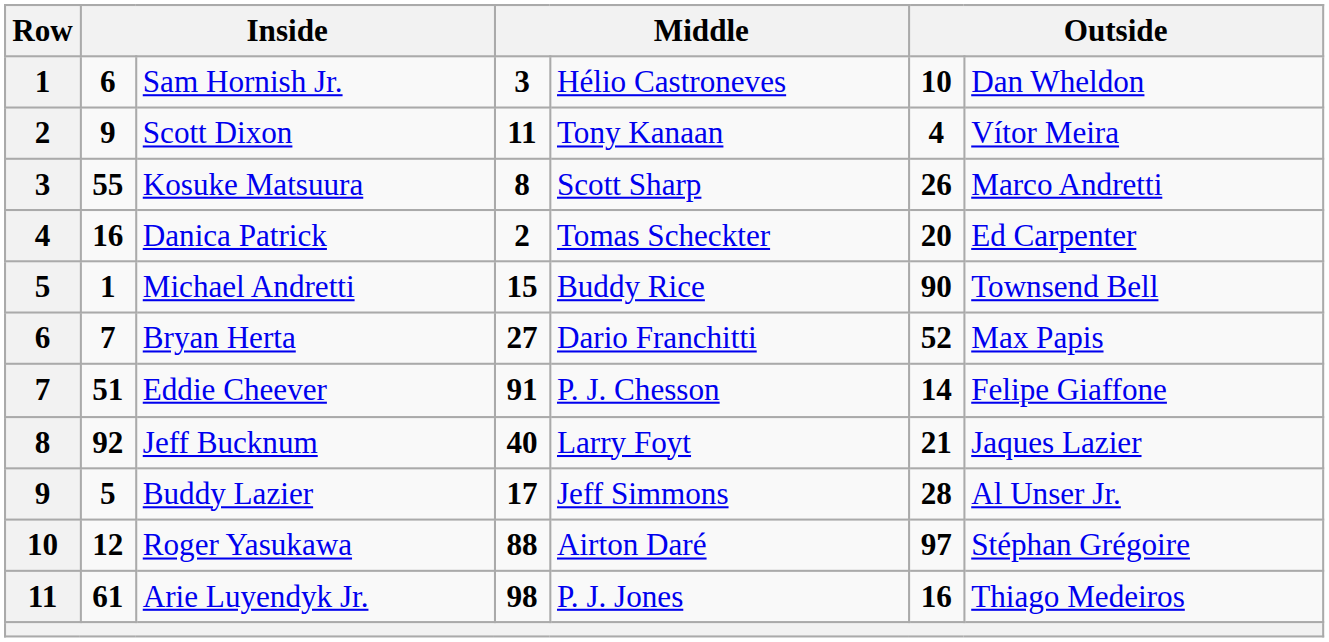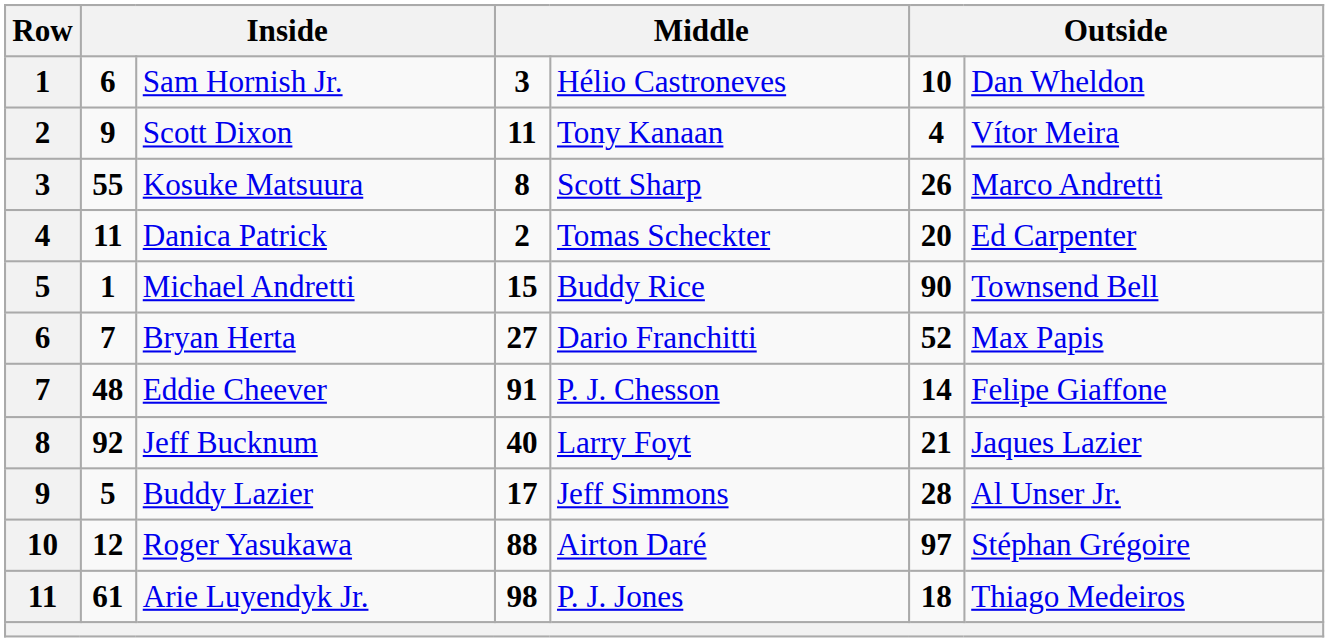(108, 235) 16 -> (108, 235) 11
(108, 390) 51 -> (108, 390) 48
(936, 595) 16 -> (936, 595) 18
